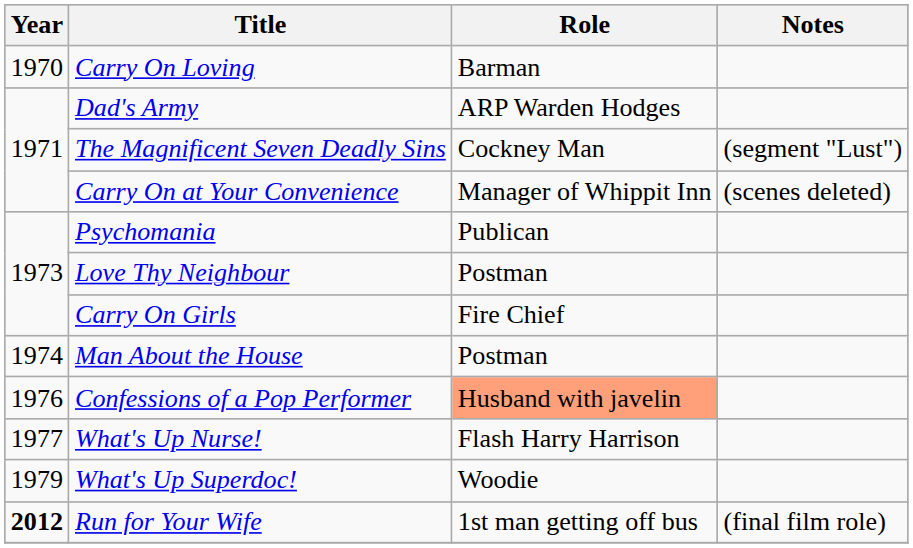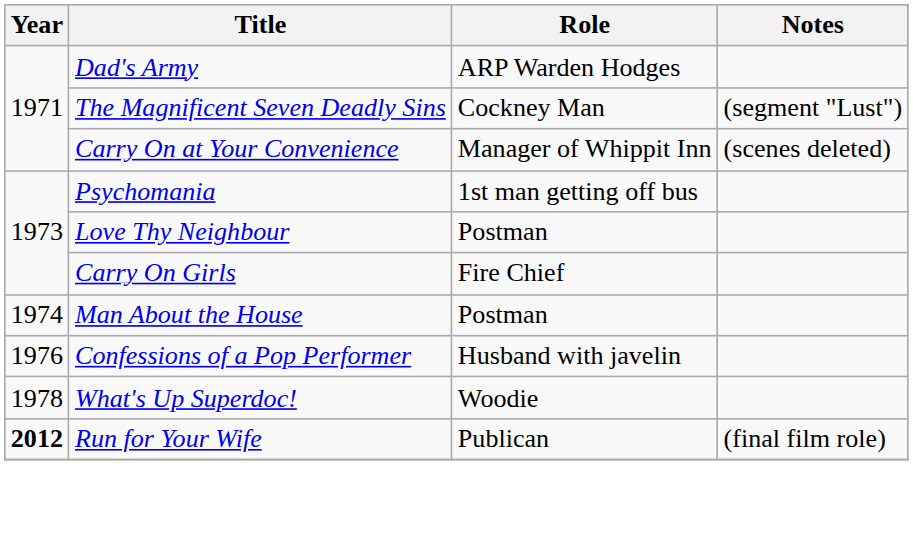- row: (165, 66)
(503, 231) Publican -> (578, 190) 1st man getting off bus
(569, 397) lightsalmon background -> (569, 356) no background
- row: (168, 438)
(37, 480) 1979 -> (37, 397) 1978
(578, 521) 1st man getting off bus -> (503, 438) Publican
